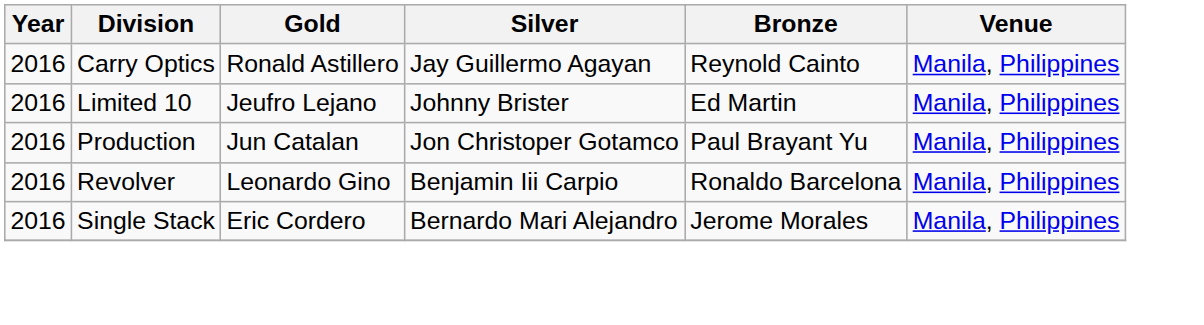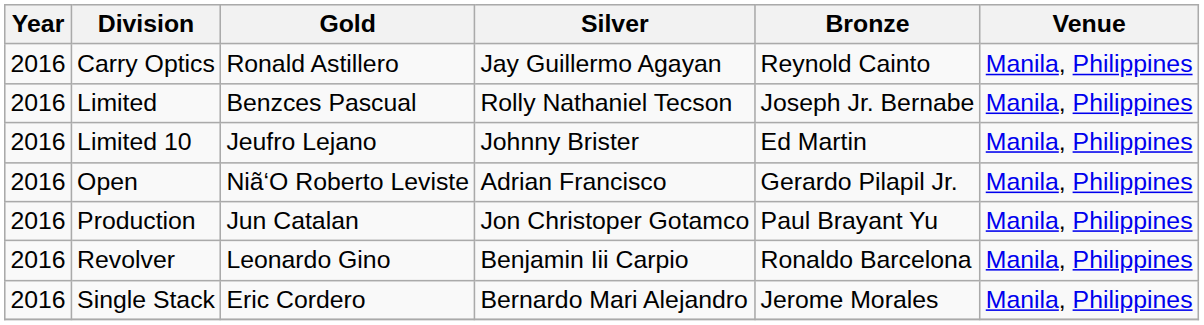+ row: (117, 102)
+ row: (107, 181)
